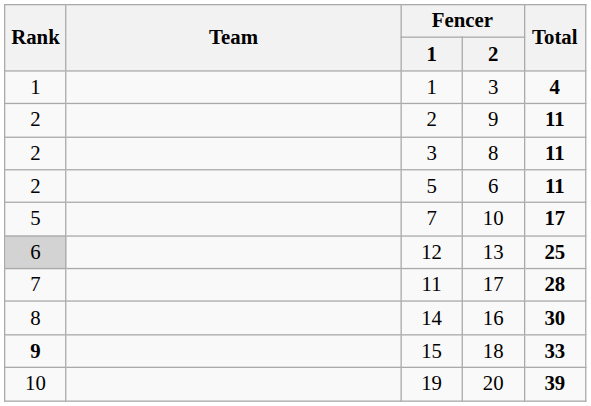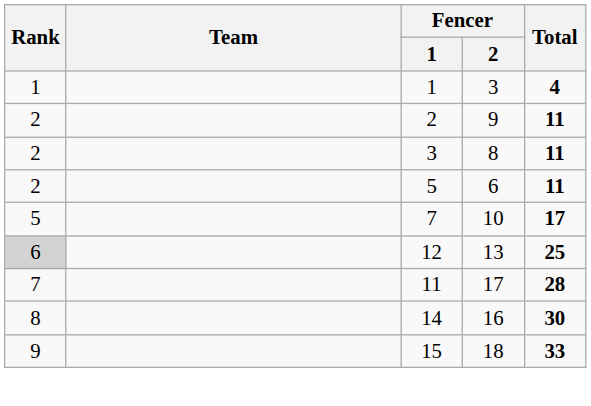(35, 350) bold -> (35, 350) normal
- row: (432, 383)
